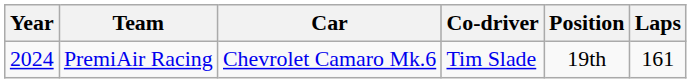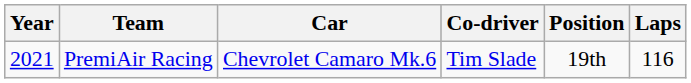(32, 59) 2024 -> (32, 59) 2021
(658, 59) 161 -> (658, 59) 116
